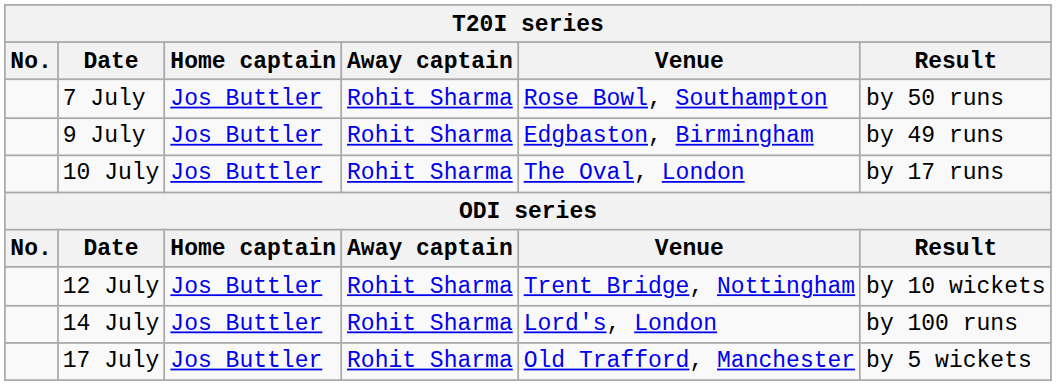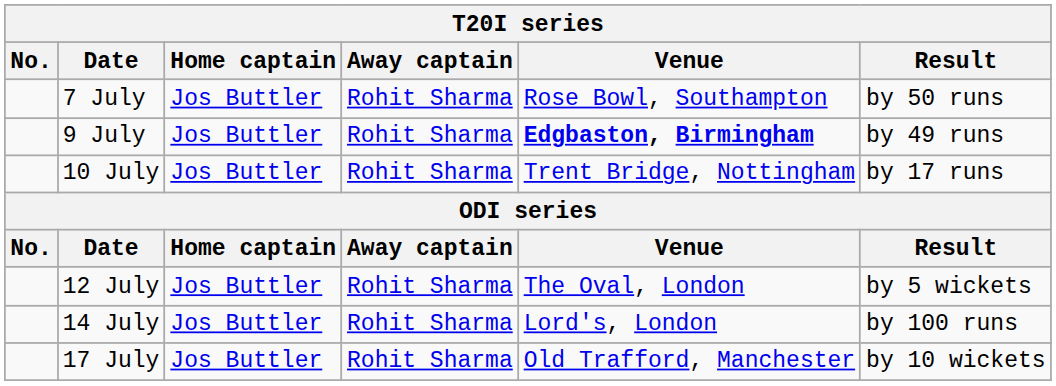(669, 136) normal -> (669, 136) bold
(634, 174) The Oval, London -> (689, 174) Trent Bridge, Nottingham
(689, 286) Trent Bridge, Nottingham -> (634, 286) The Oval, London
(956, 286) by 10 wickets -> (949, 286) by 5 wickets
(949, 361) by 5 wickets -> (956, 361) by 10 wickets
